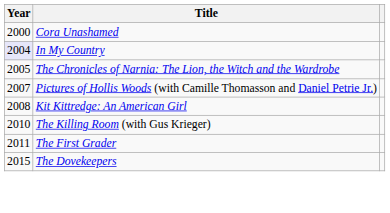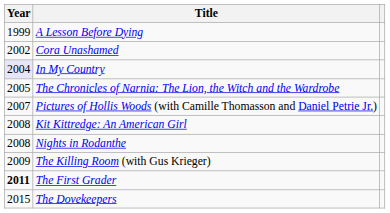+ row: (89, 32)
(19, 32) 2000 -> (19, 50) 2002
+ row: (81, 143)
(19, 124) 2010 -> (19, 161) 2009
(19, 143) normal -> (18, 180) bold
